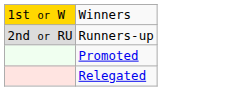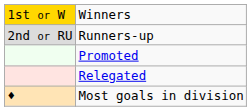+ row: (161, 96)
